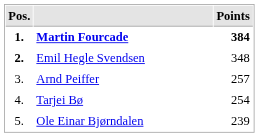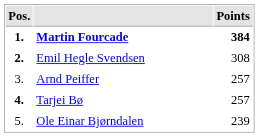(240, 58) 348 -> (240, 58) 308
(19, 100) normal -> (19, 100) bold
(240, 100) 254 -> (240, 100) 257
